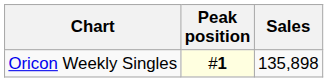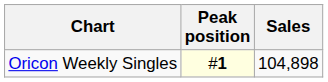(288, 63) 135,898 -> (288, 63) 104,898
